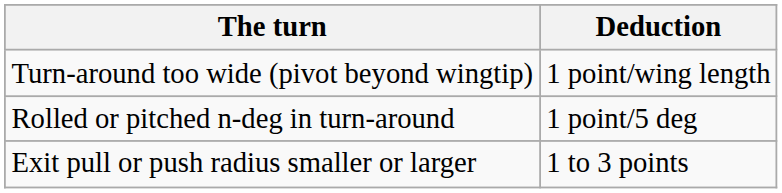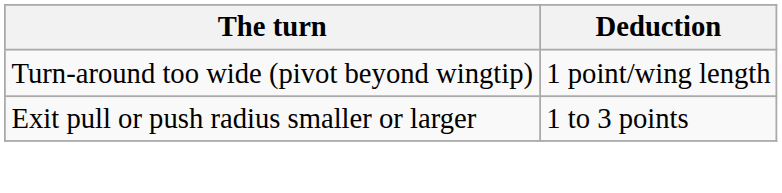- row: (233, 118)
